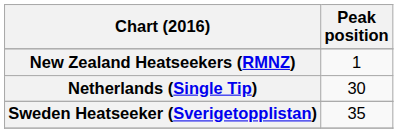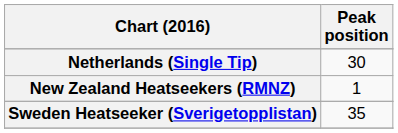rows swapped: (163, 88) <-> (163, 62)
